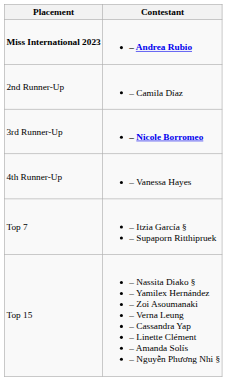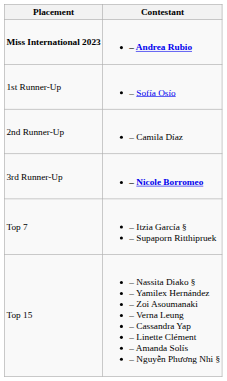+ row: (34, 87)
- row: (34, 176)
